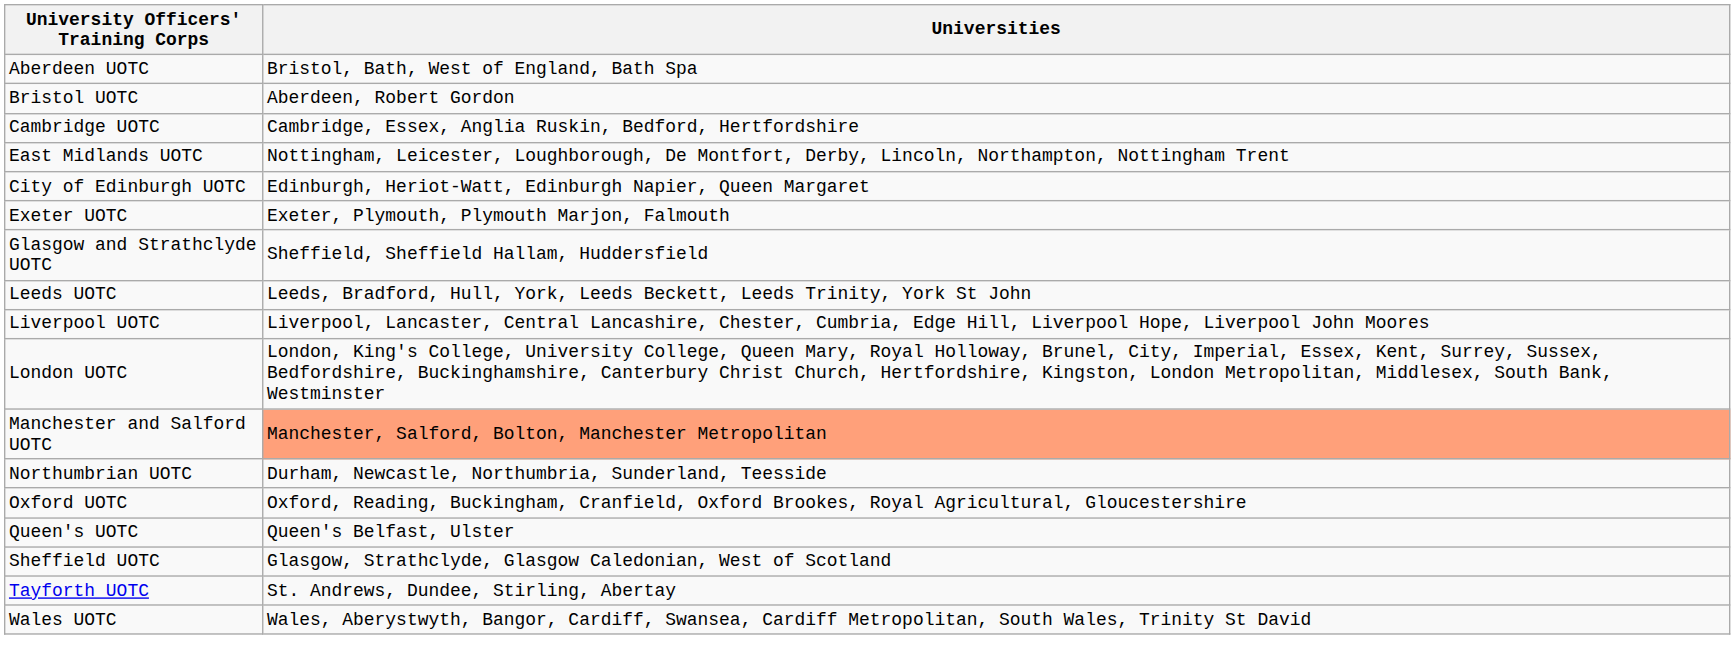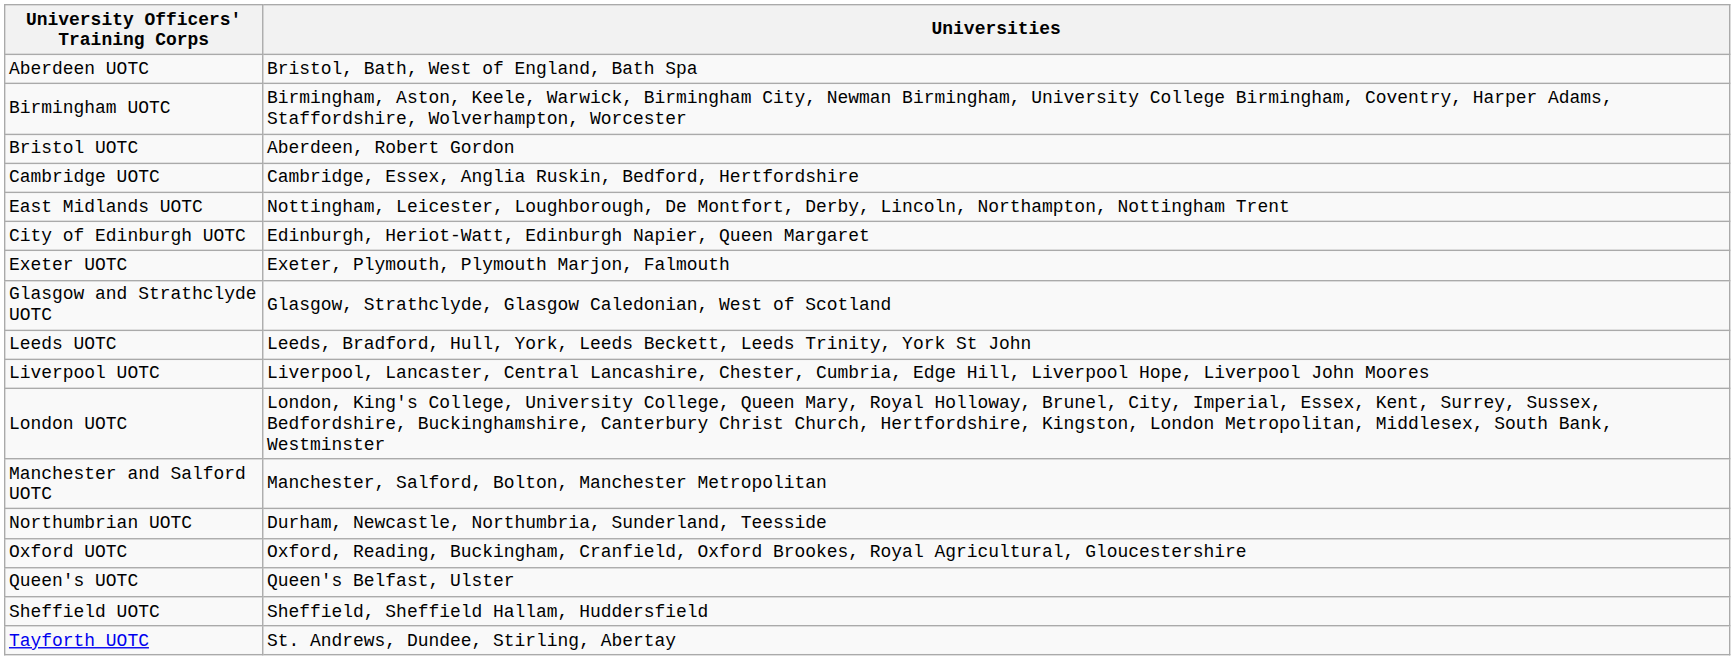+ row: (90, 109)
(488, 255) Sheffield, Sheffield Hallam, Huddersfield -> (579, 305) Glasgow, Strathclyde, Glasgow Caledonian, West of Scotland
(547, 434) lightsalmon background -> (547, 484) no background
(579, 561) Glasgow, Strathclyde, Glasgow Caledonian, West of Scotland -> (488, 611) Sheffield, Sheffield Hallam, Huddersfield
- row: (63, 620)
